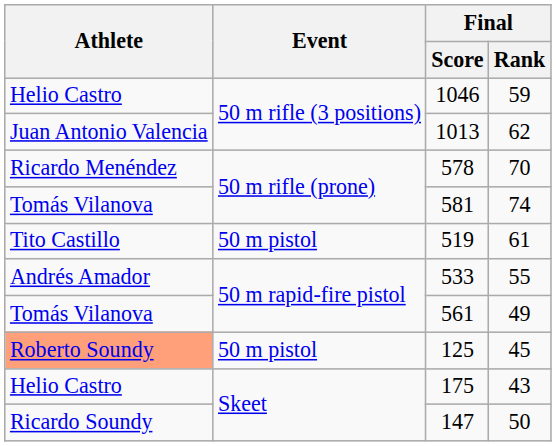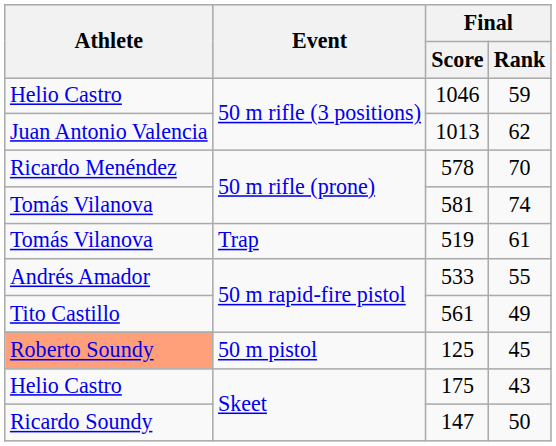(65, 241) Tito Castillo -> (81, 241) Tomás Vilanova
(268, 241) 50 m pistol -> (238, 241) Trap
(81, 313) Tomás Vilanova -> (65, 313) Tito Castillo
